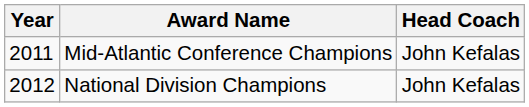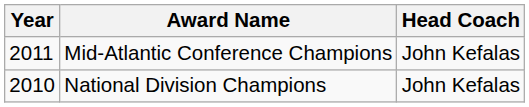(32, 85) 2012 -> (32, 85) 2010
